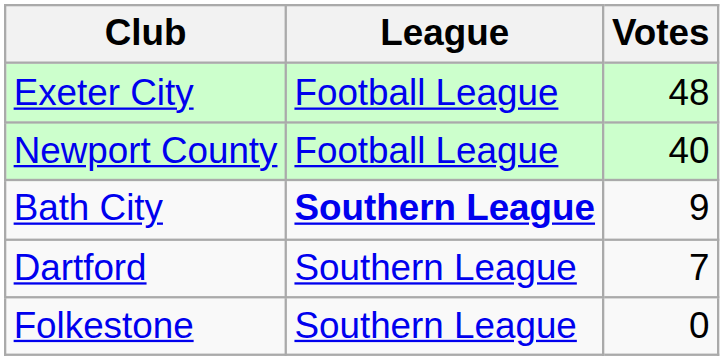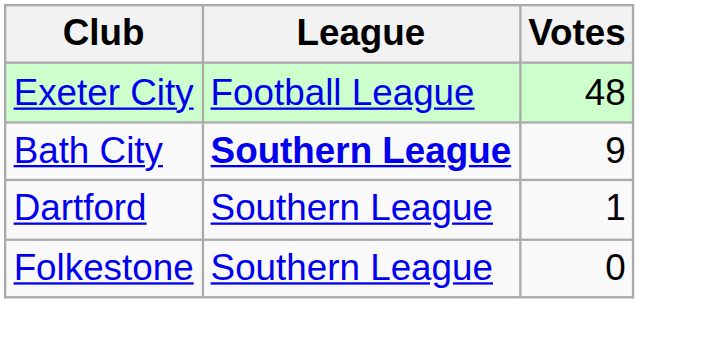- row: (146, 150)
(699, 267) 7 -> (615, 208) 1
